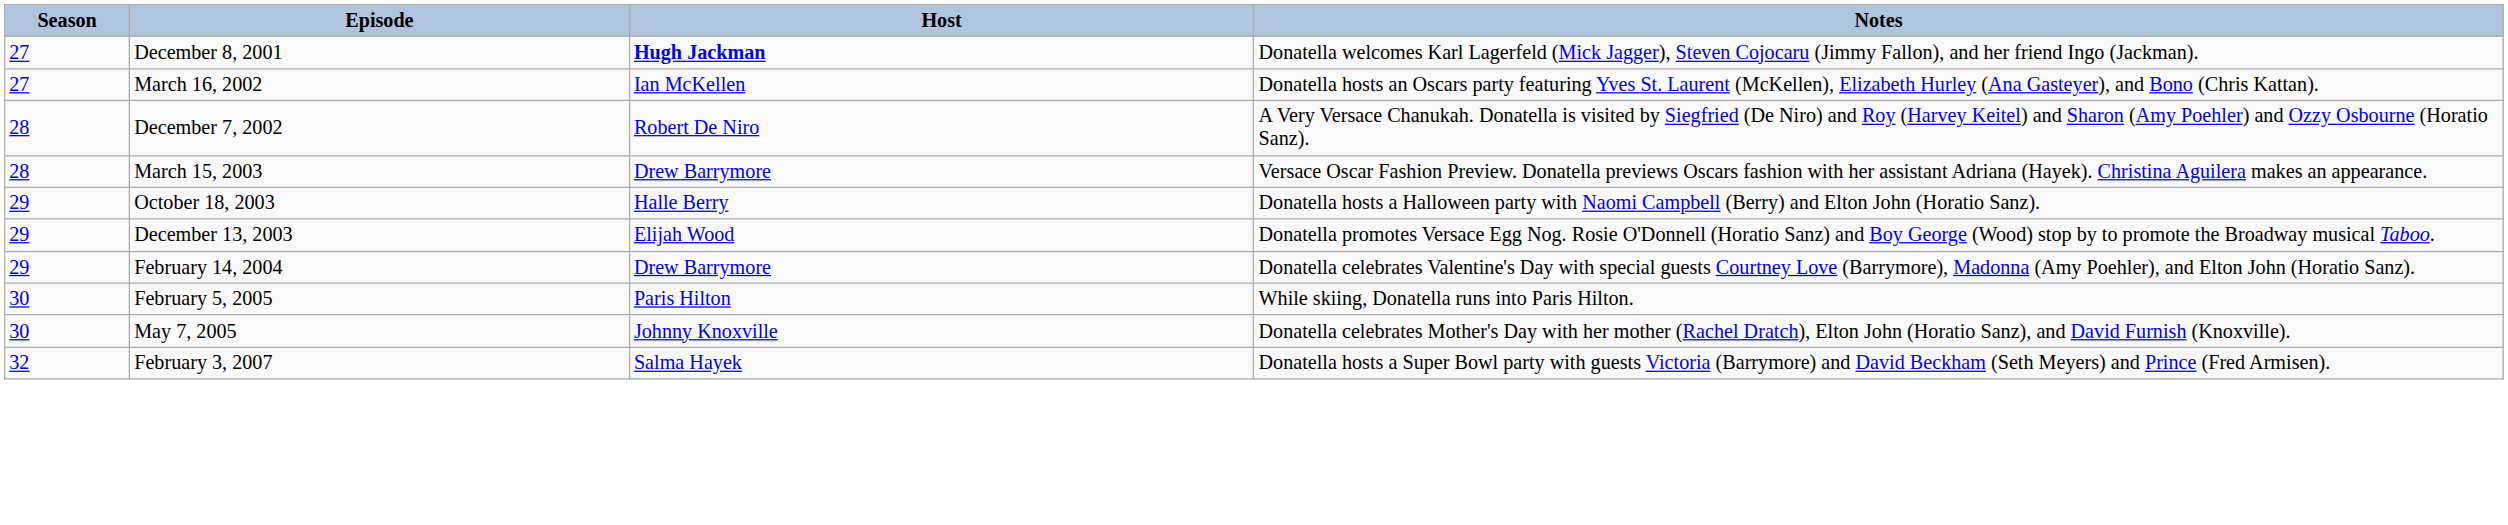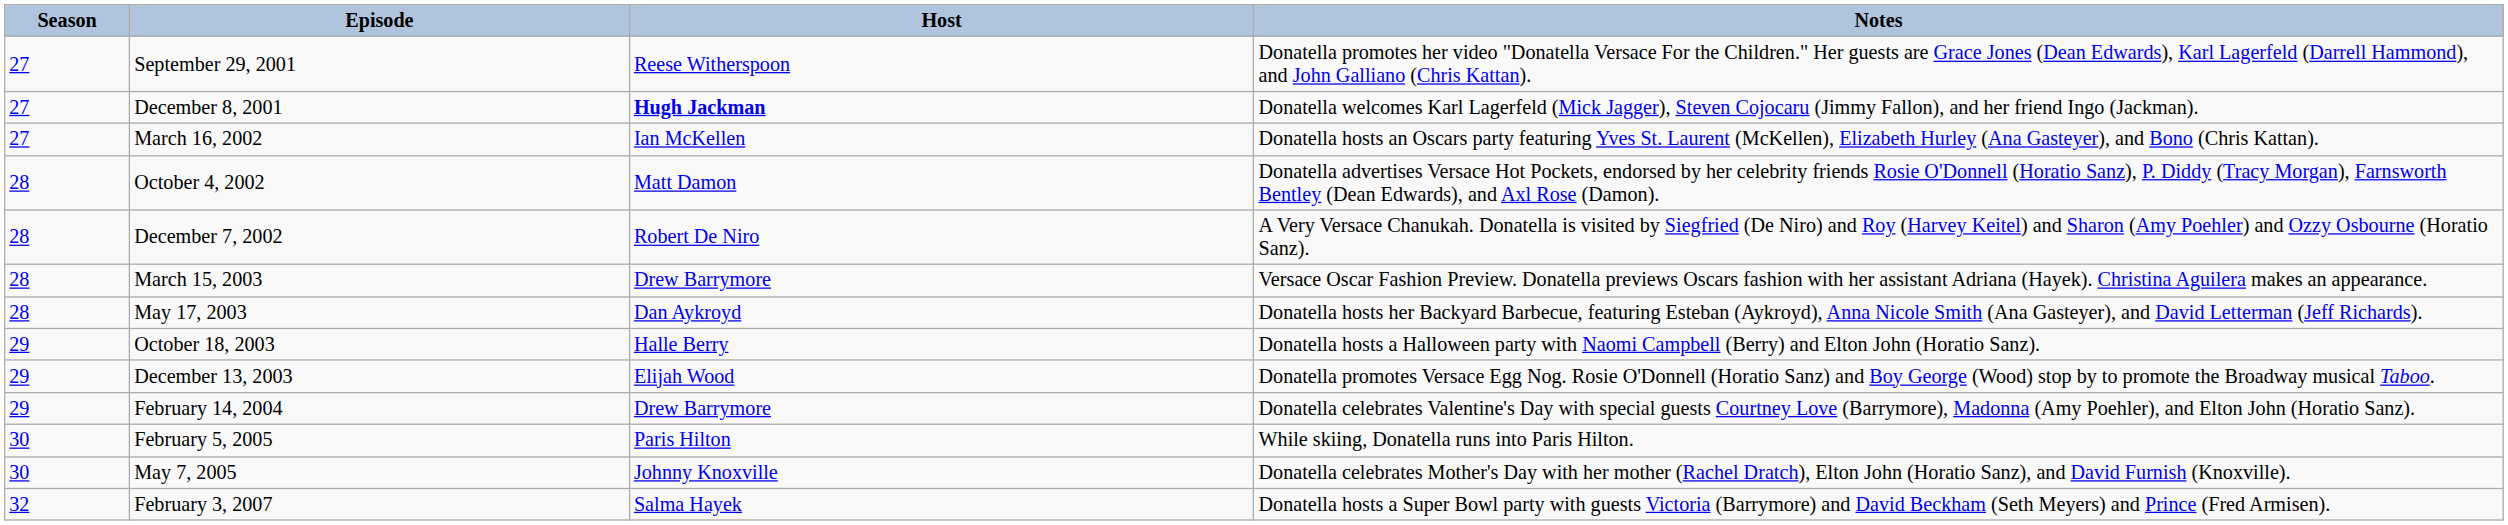+ row: (215, 63)
+ row: (199, 182)
+ row: (190, 312)
